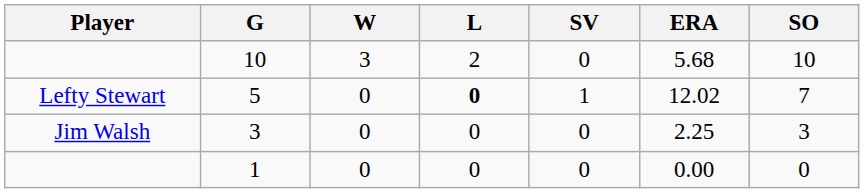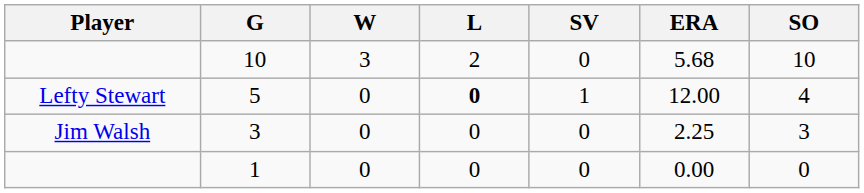(694, 95) 12.02 -> (694, 95) 12.00
(804, 95) 7 -> (804, 95) 4
